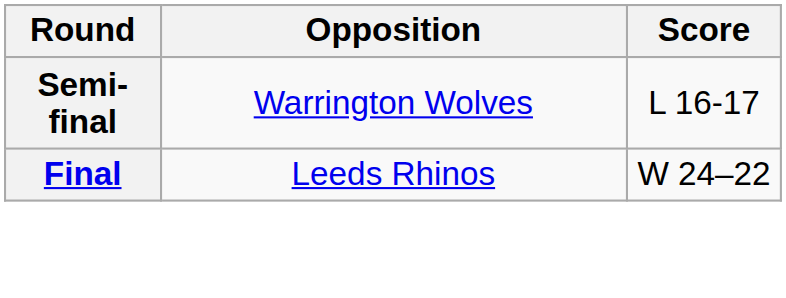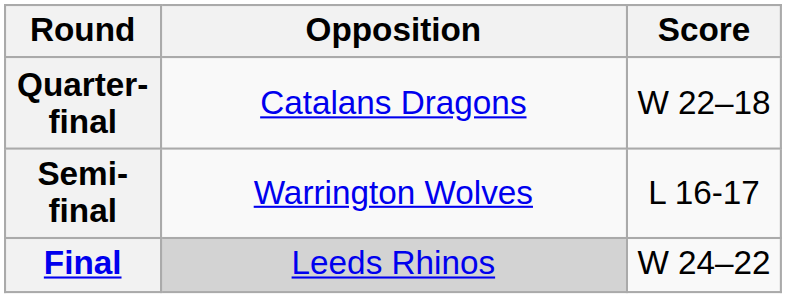+ row: (83, 102)
(393, 173) no background -> (393, 264) lightgrey background
